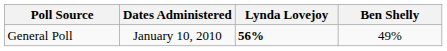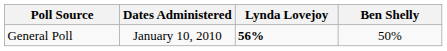(390, 35) 49% -> (390, 35) 50%
